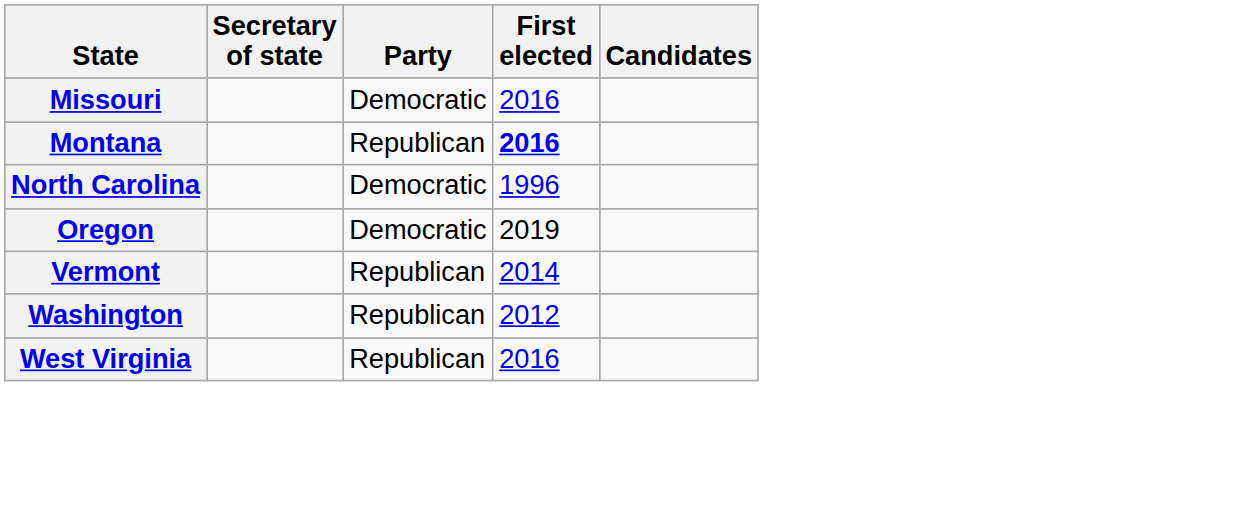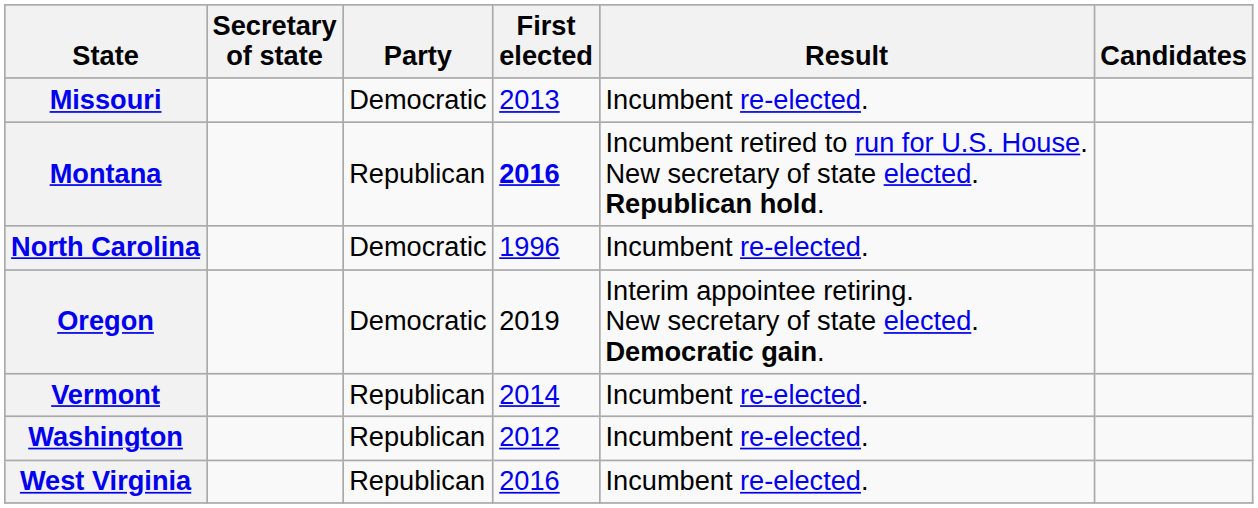+ column: (847, 56)
(529, 99) 2016 -> (529, 99) 2013
